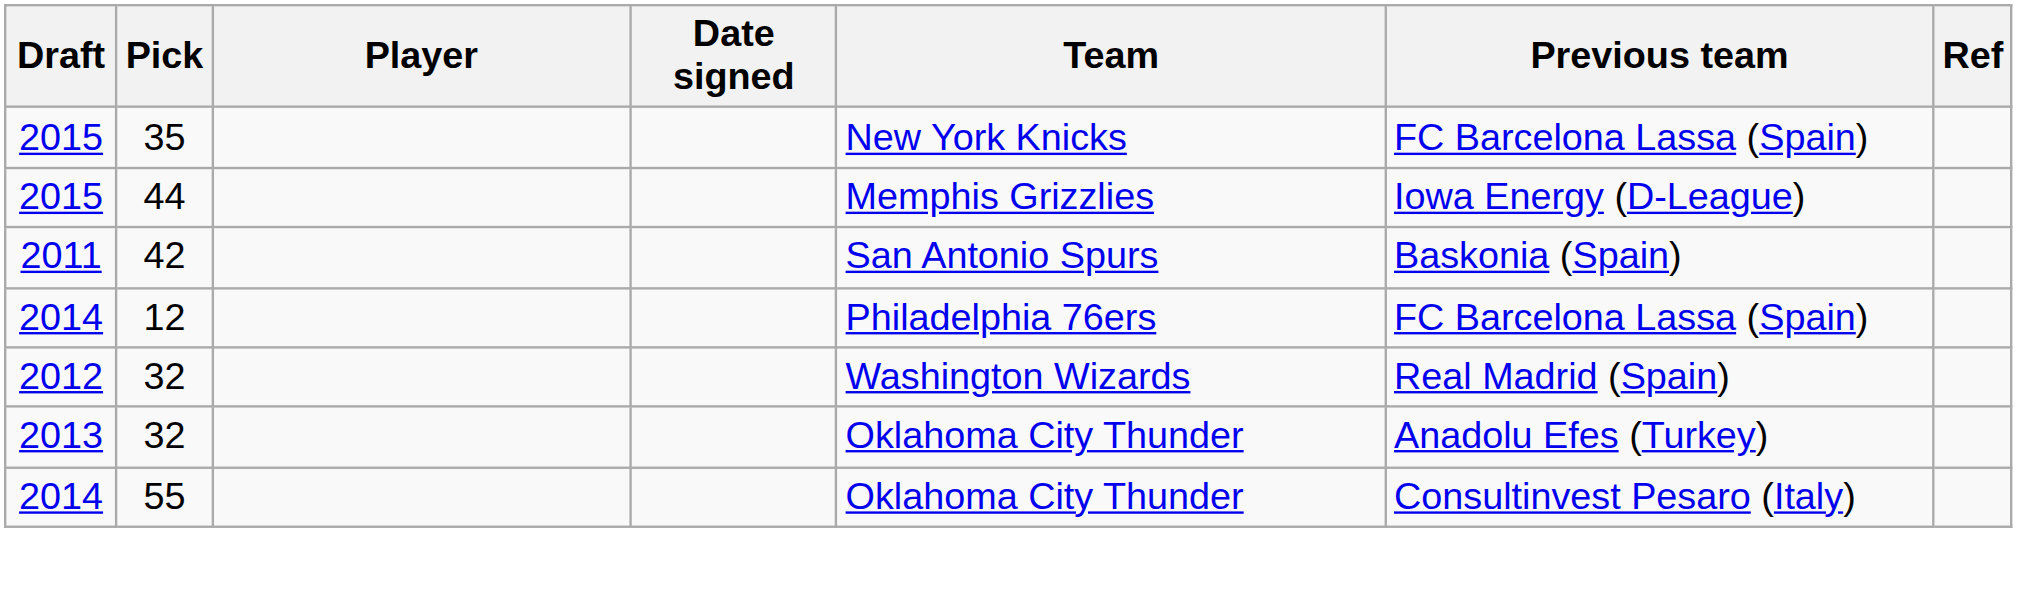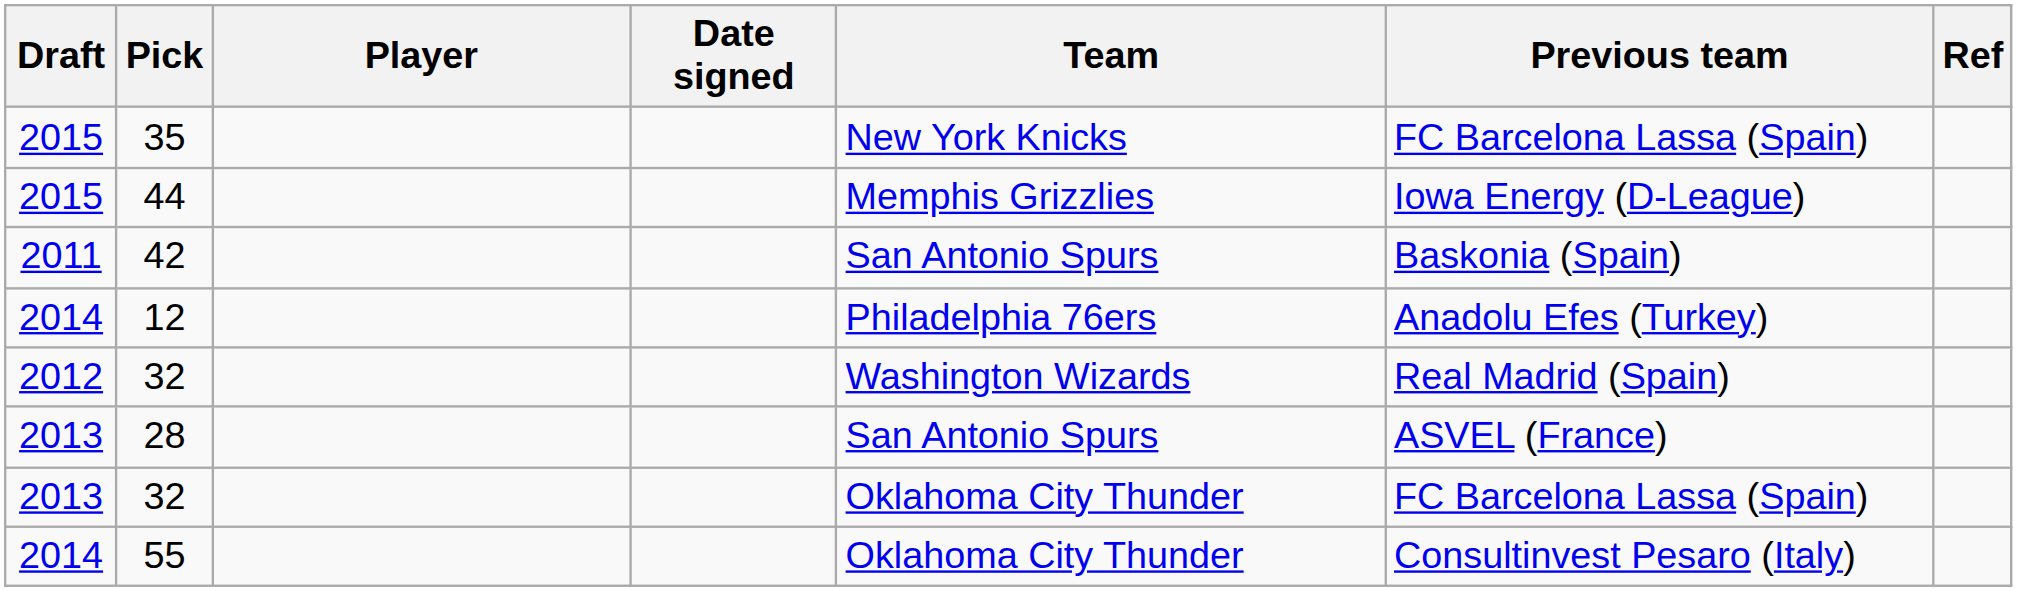(1631, 316) FC Barcelona Lassa (Spain) -> (1581, 316) Anadolu Efes (Turkey)
+ row: (61, 436)
(1581, 436) Anadolu Efes (Turkey) -> (1631, 496) FC Barcelona Lassa (Spain)
